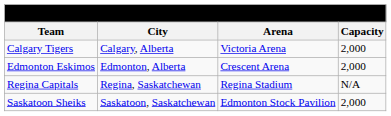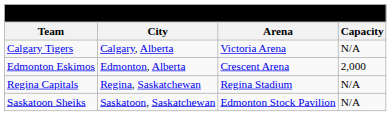(353, 48) 2,000 -> (350, 48) N/A
(353, 102) 2,000 -> (350, 102) N/A
